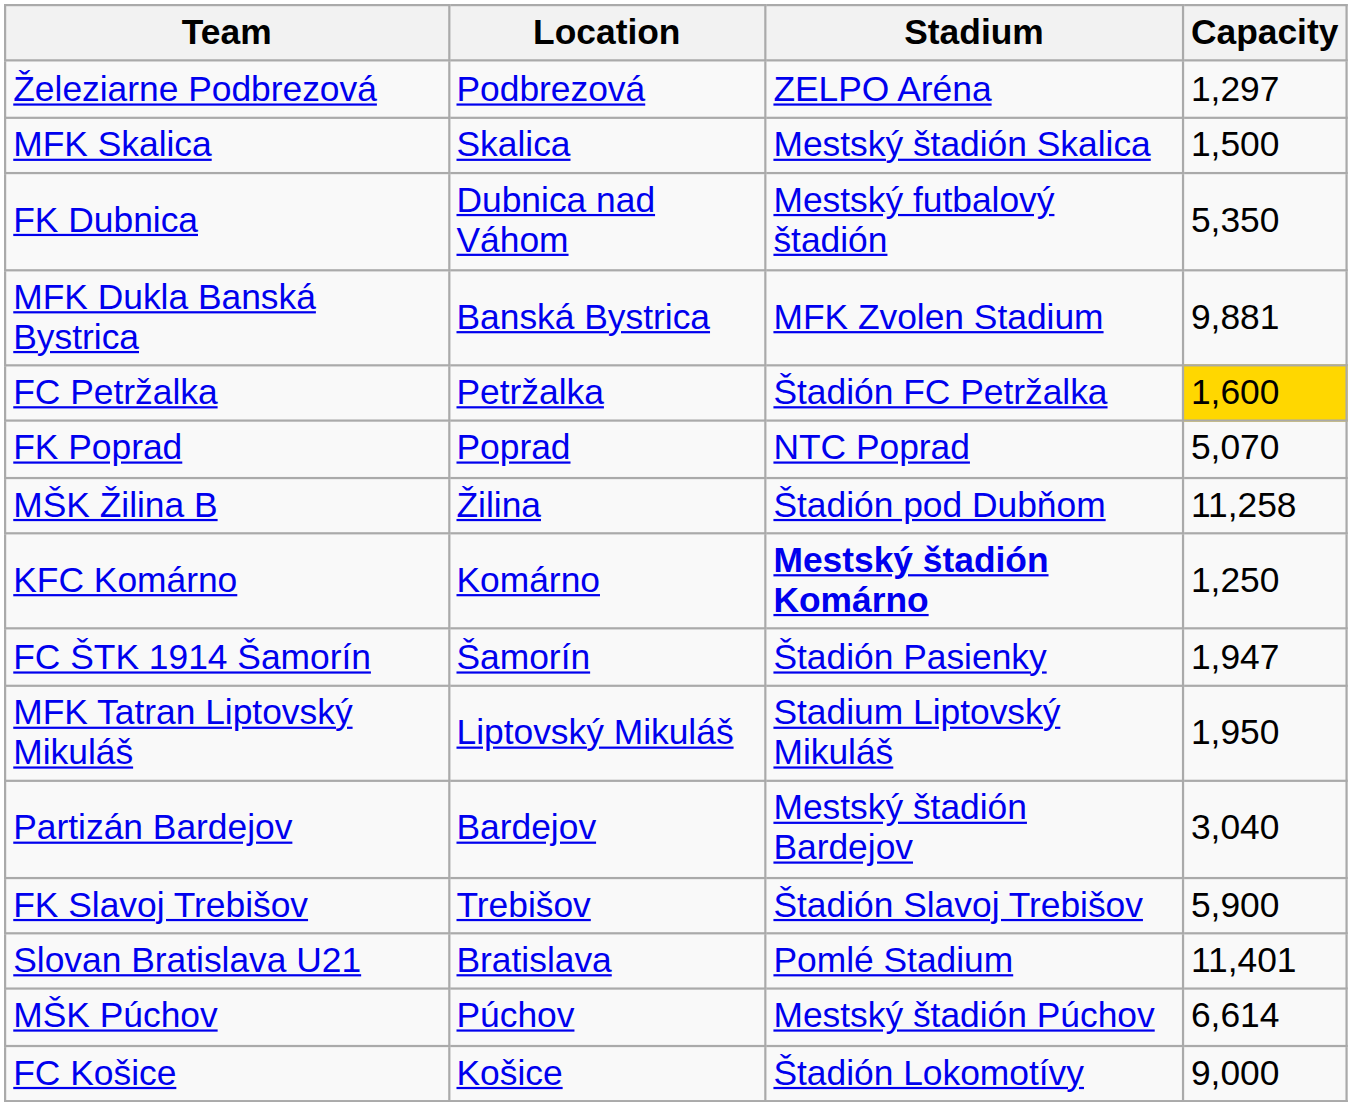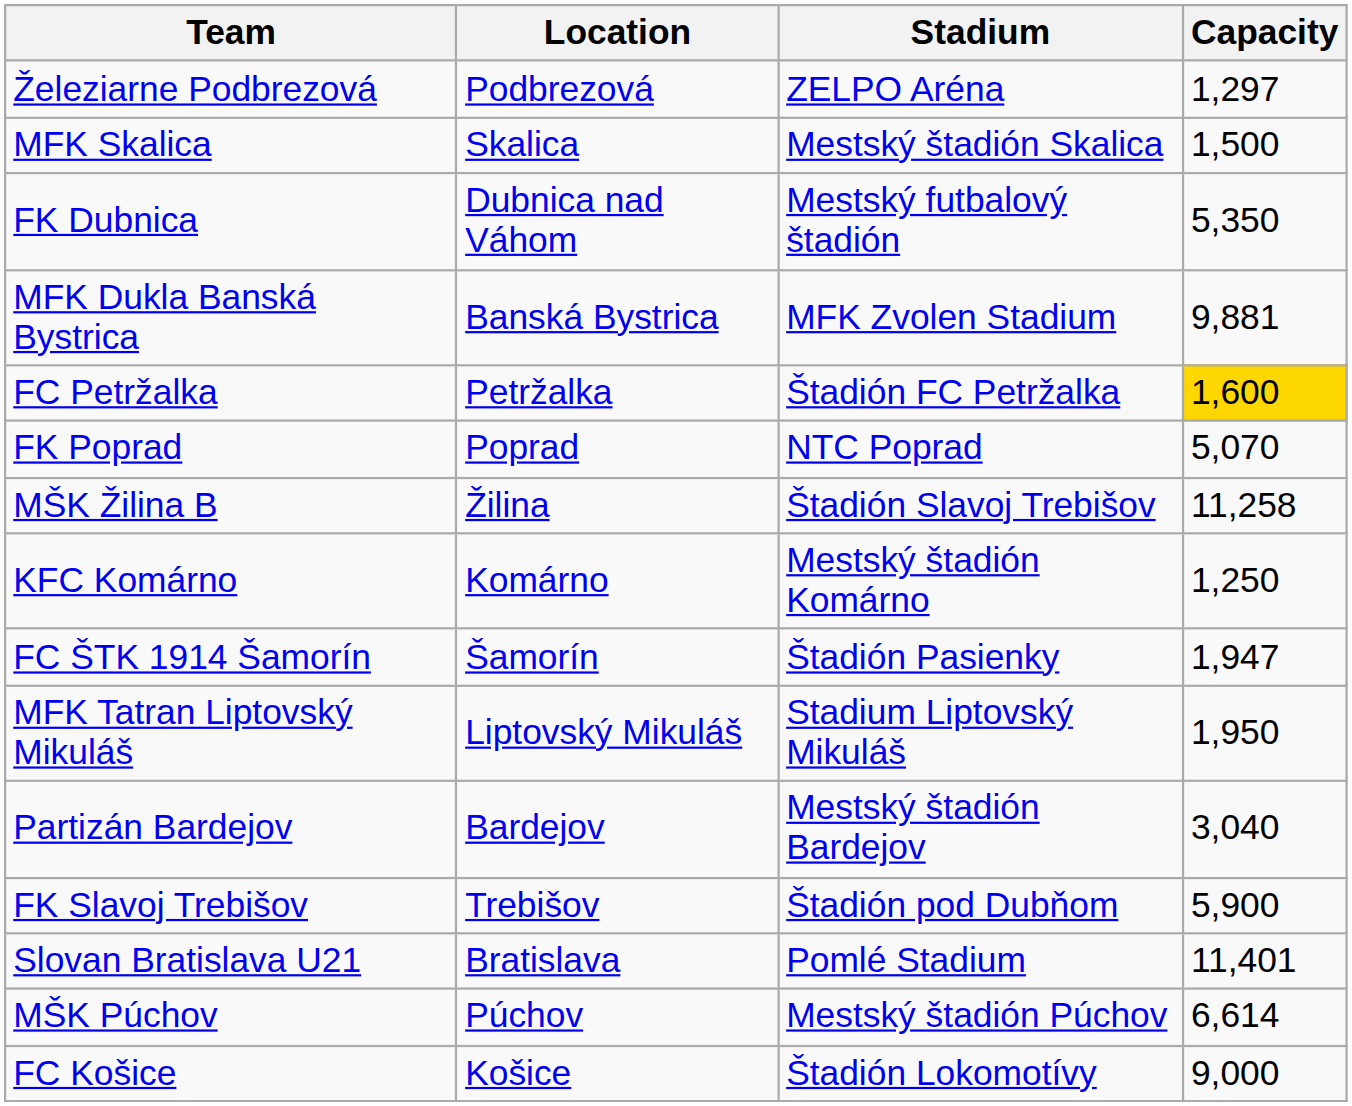(940, 504) Štadión pod Dubňom -> (971, 504) Štadión Slavoj Trebišov
(911, 580) bold -> (913, 580) normal
(958, 904) Štadión Slavoj Trebišov -> (952, 904) Štadión pod Dubňom
